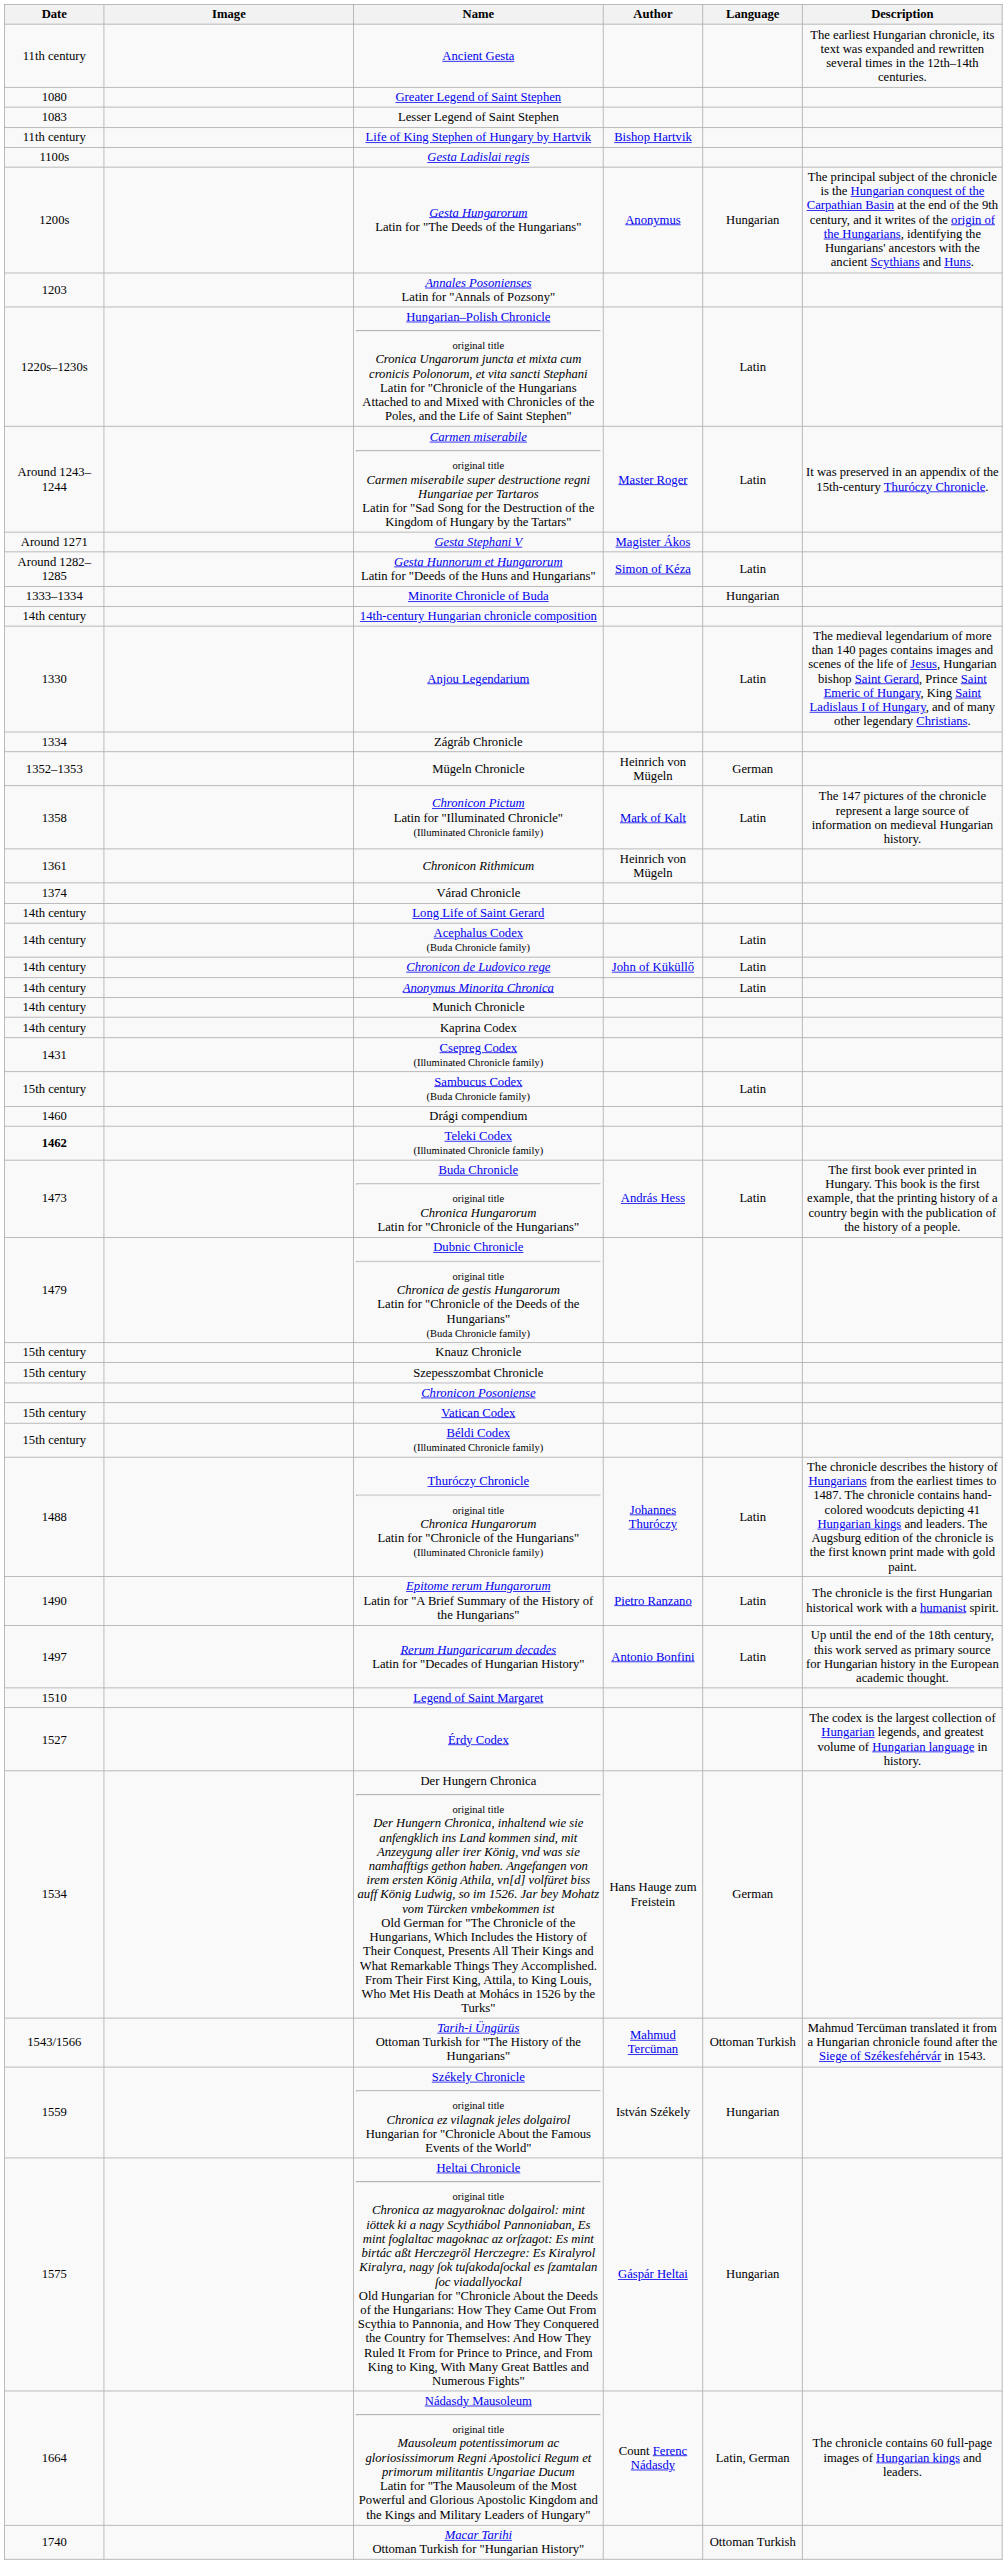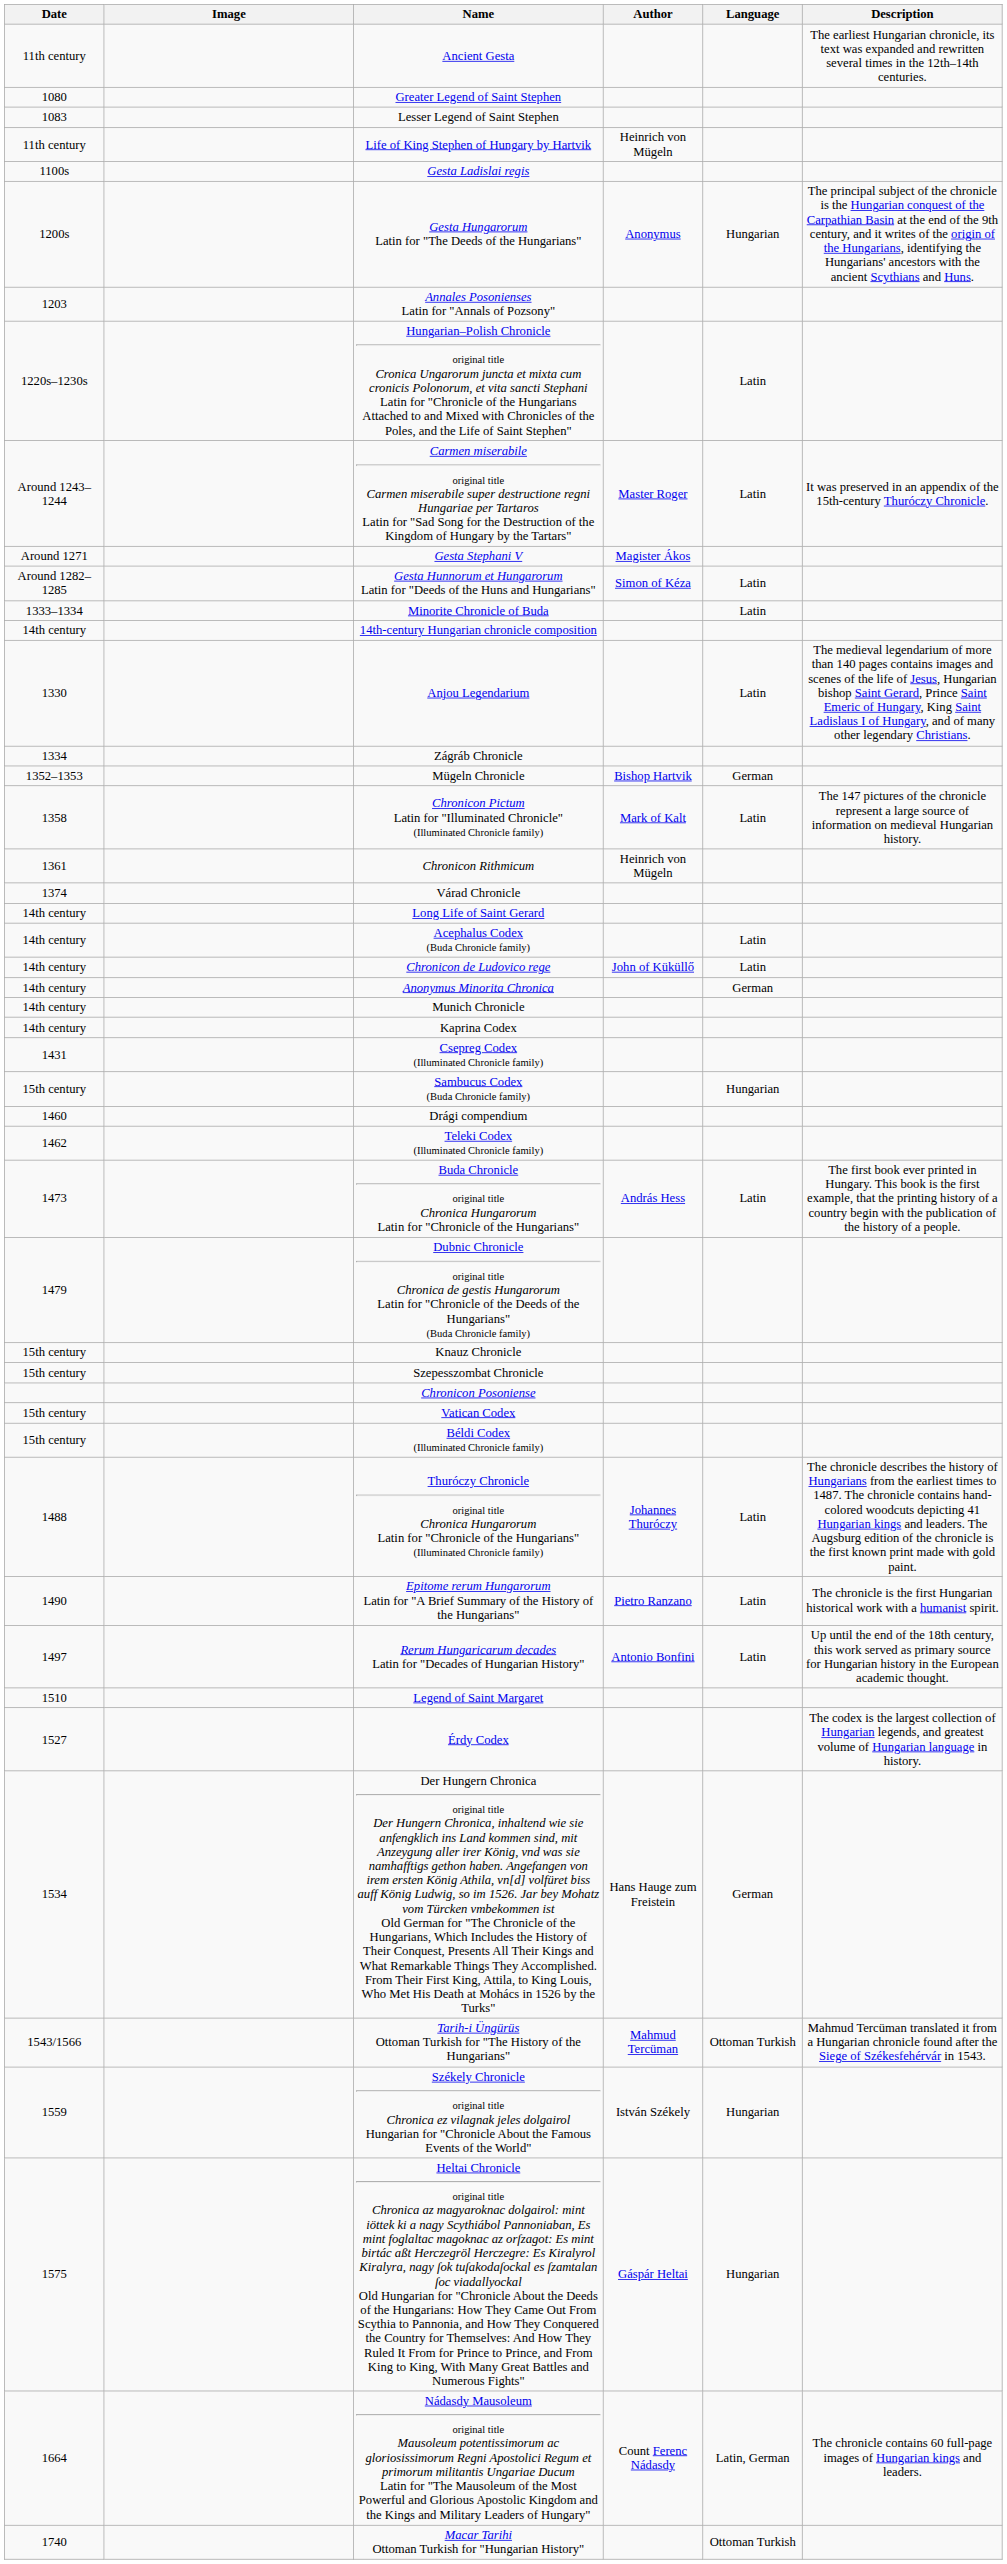(653, 137) Bishop Hartvik -> (653, 144) Heinrich von Mügeln
(753, 596) Hungarian -> (753, 610) Latin
(653, 768) Heinrich von Mügeln -> (653, 776) Bishop Hartvik
(753, 987) Latin -> (753, 987) German
(753, 1089) Latin -> (753, 1089) Hungarian
(54, 1143) bold -> (54, 1143) normal
